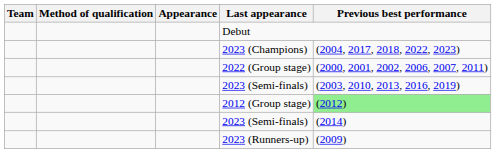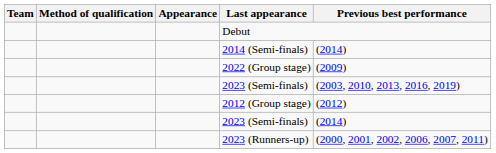- row: (20, 49)
+ row: (20, 49)
(402, 67) (2000, 2001, 2002, 2006, 2007, 2011) -> (331, 67) (2009)
(331, 103) lightgreen background -> (331, 103) no background
(331, 139) (2009) -> (402, 139) (2000, 2001, 2002, 2006, 2007, 2011)
